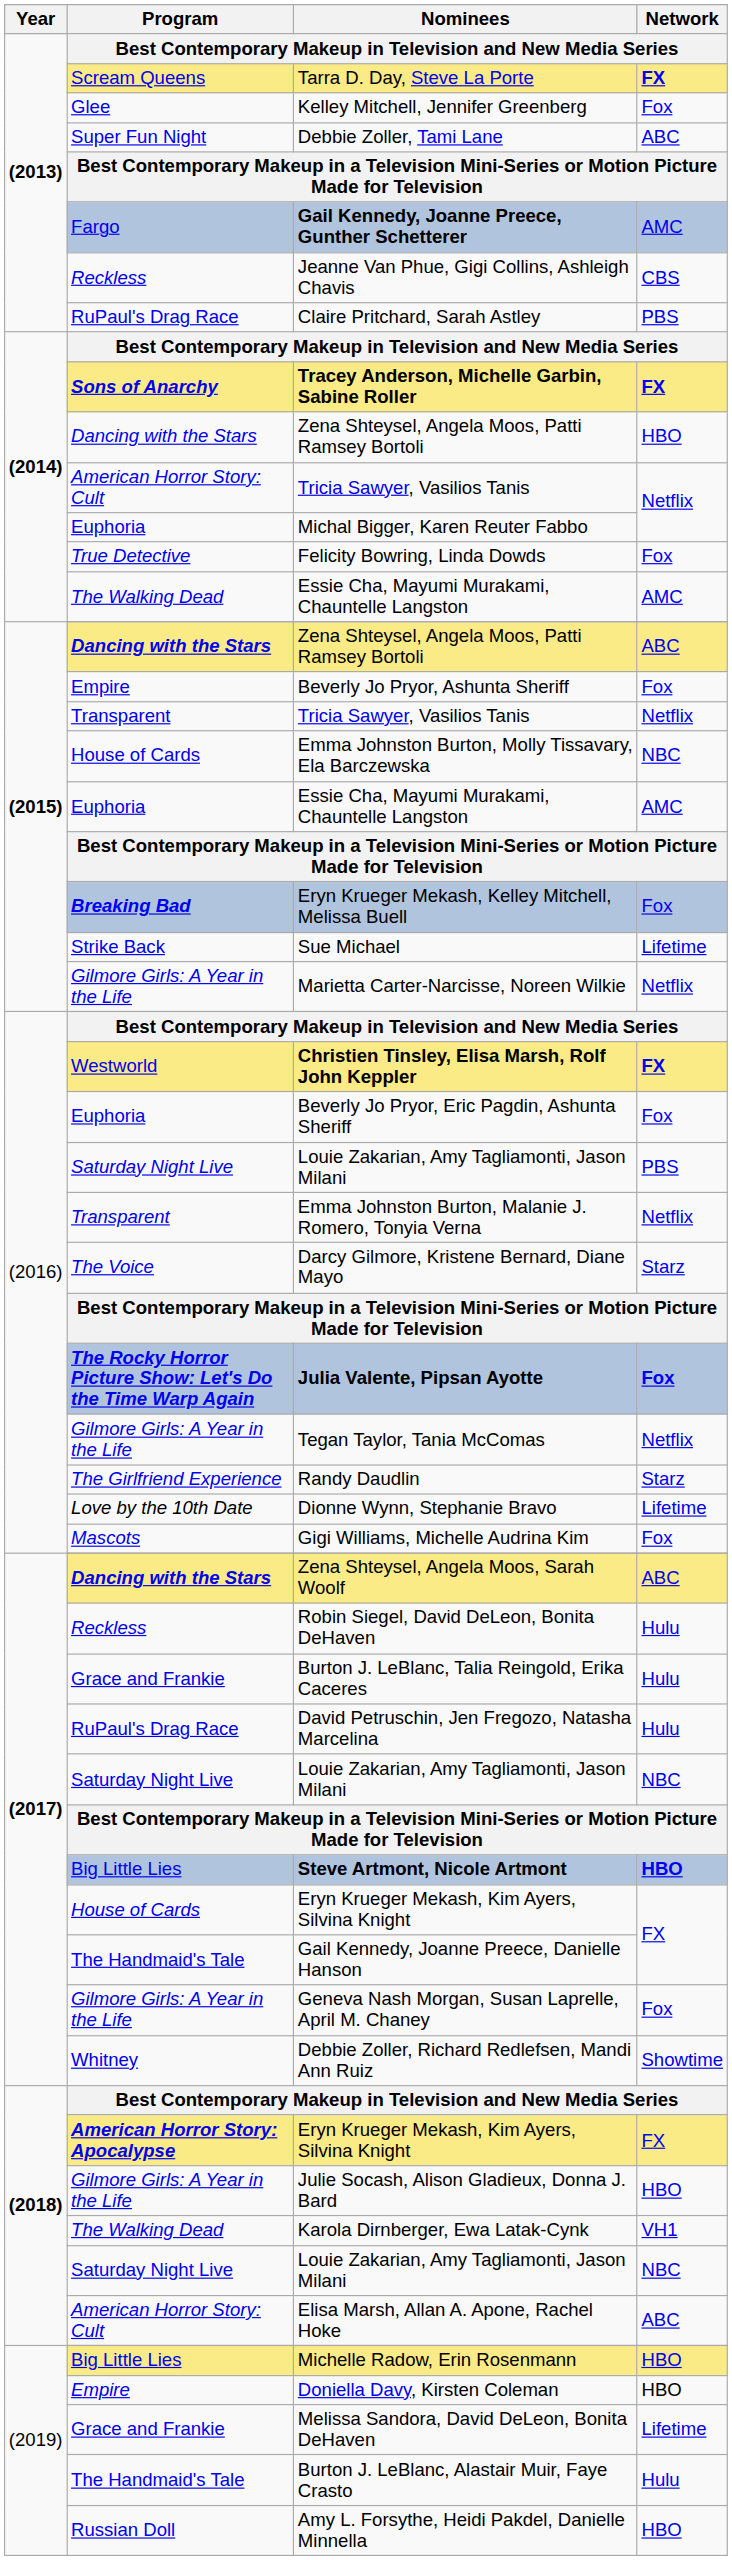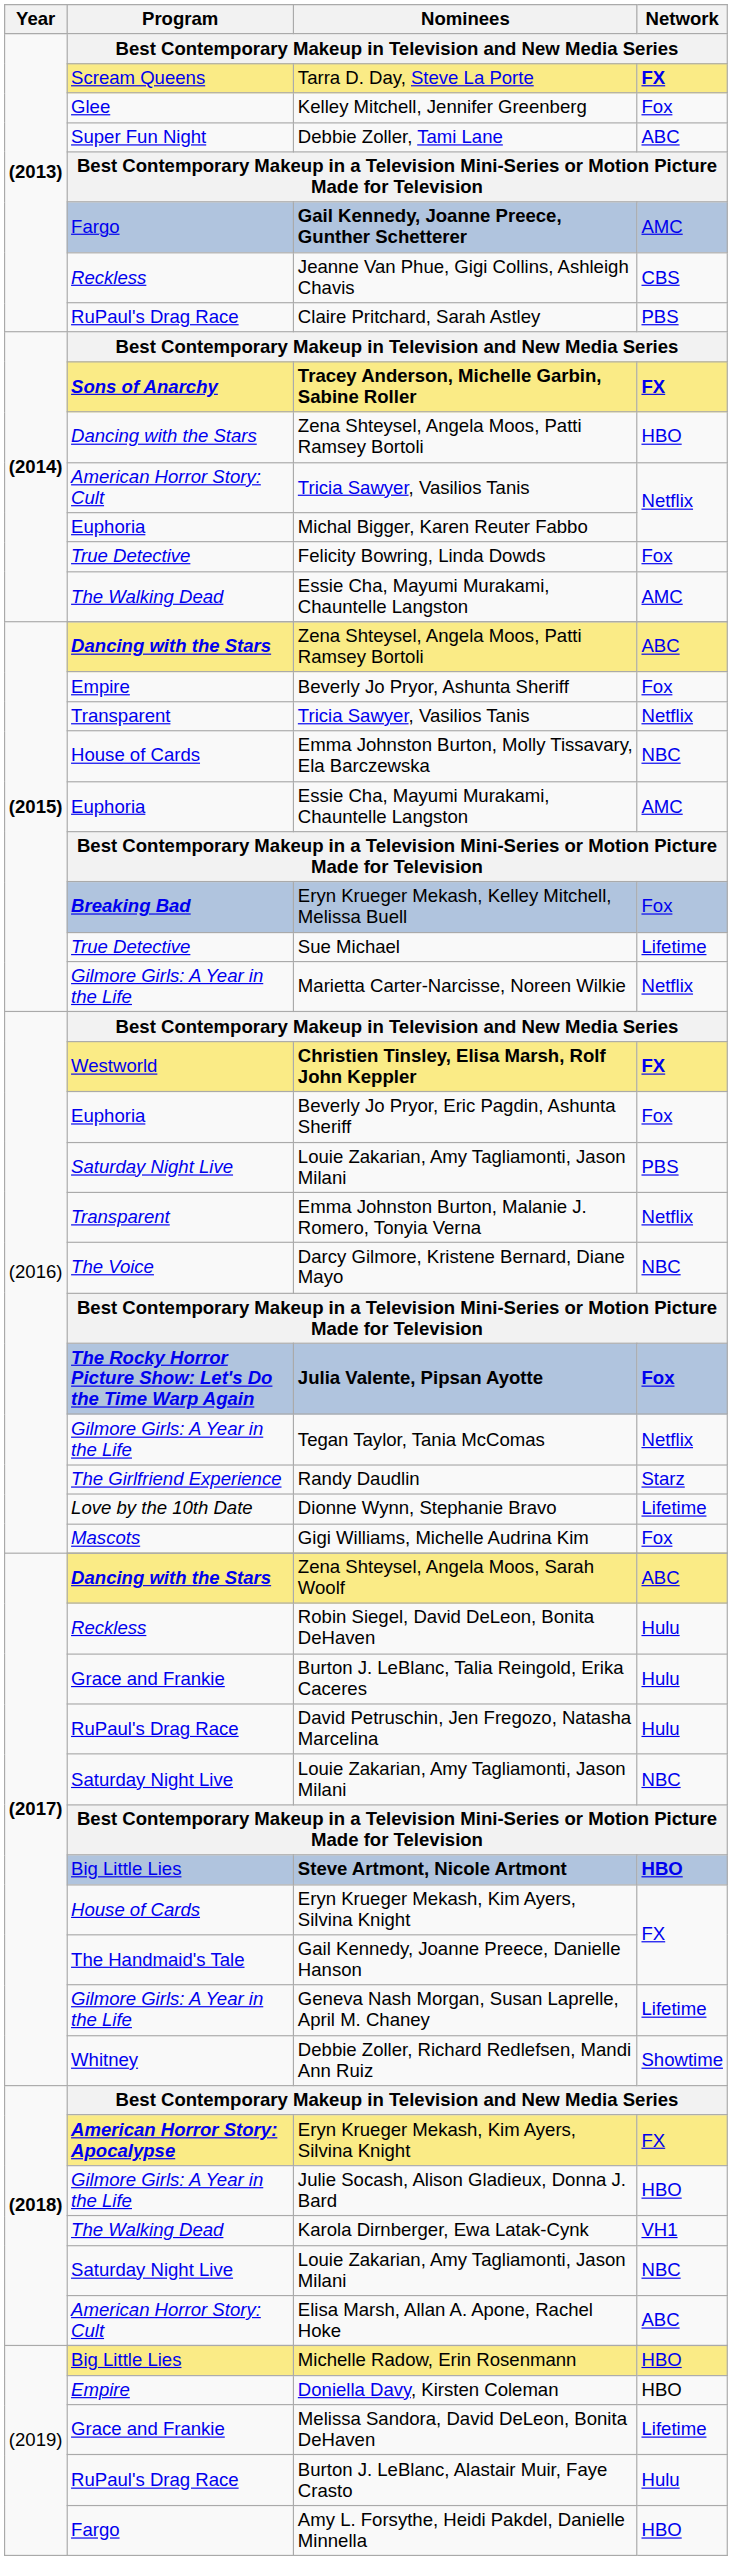(118, 946) Strike Back -> (131, 946) True Detective
(663, 1267) Starz -> (661, 1267) NBC
(657, 2010) Fox -> (674, 2010) Lifetime
(158, 2480) The Handmaid's Tale -> (155, 2480) RuPaul's Drag Race
(123, 2530) Russian Doll -> (95, 2530) Fargo
